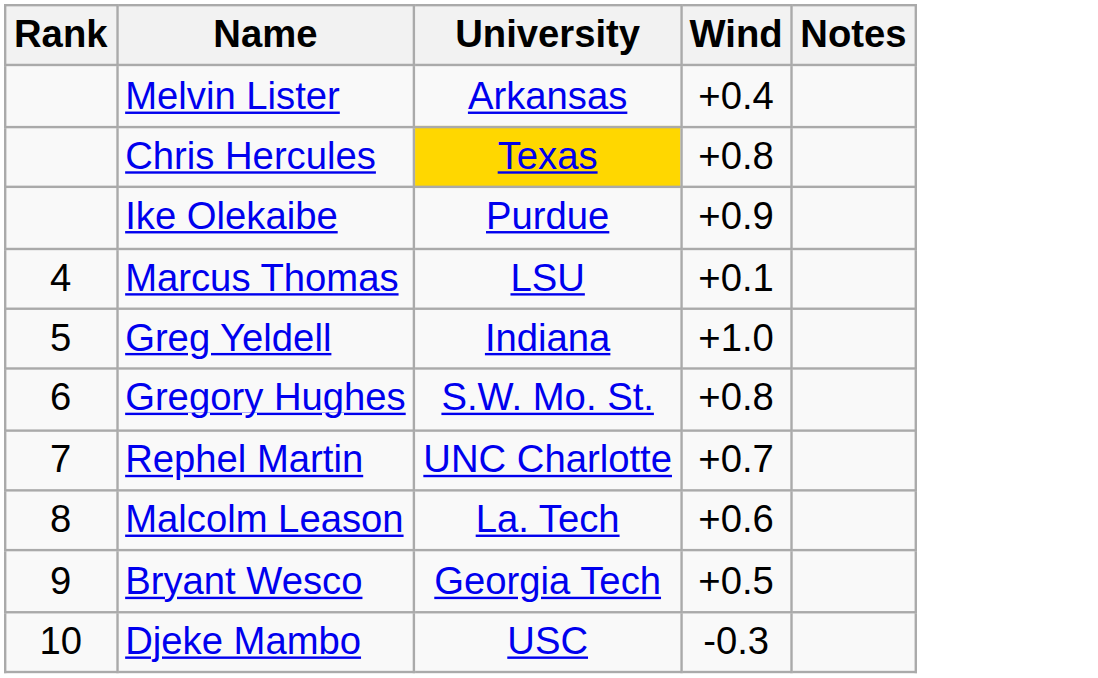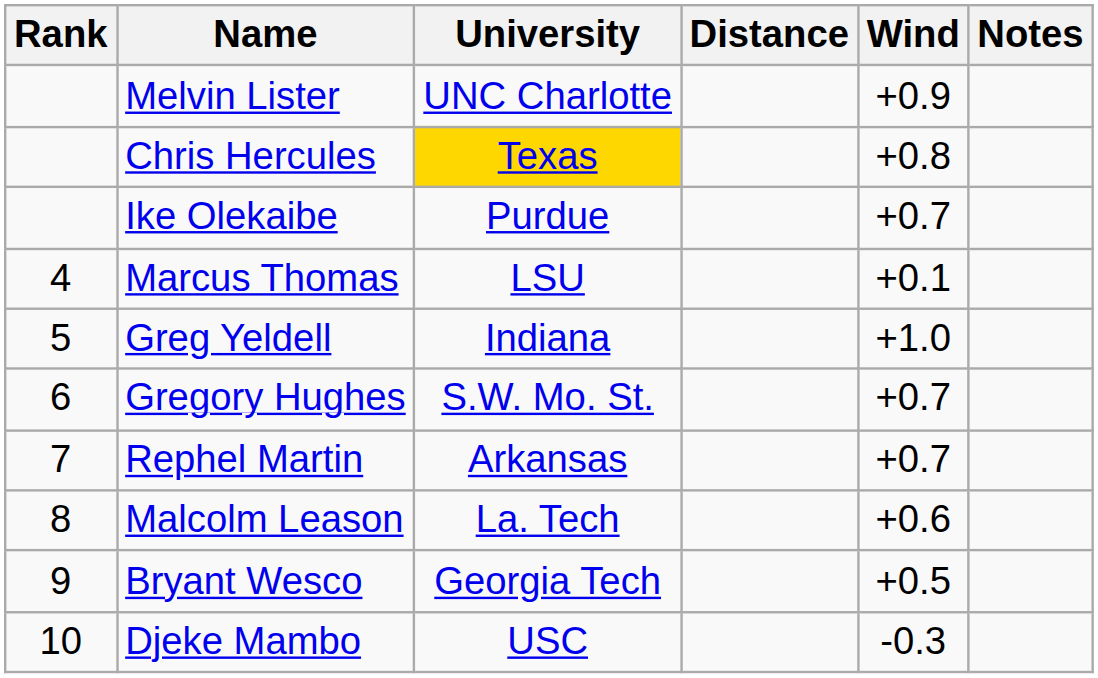+ column: (769, 34)
(548, 95) Arkansas -> (548, 95) UNC Charlotte
(736, 95) +0.4 -> (913, 95) +0.9
(736, 216) +0.9 -> (913, 216) +0.7
(736, 398) +0.8 -> (913, 398) +0.7
(548, 459) UNC Charlotte -> (548, 459) Arkansas
